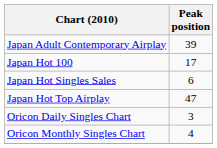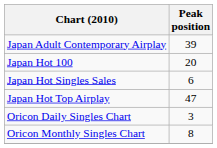(191, 62) 17 -> (191, 62) 20
(191, 134) 4 -> (191, 134) 8
